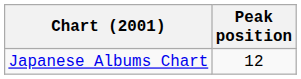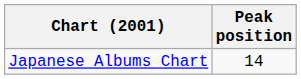(254, 62) 12 -> (254, 62) 14
